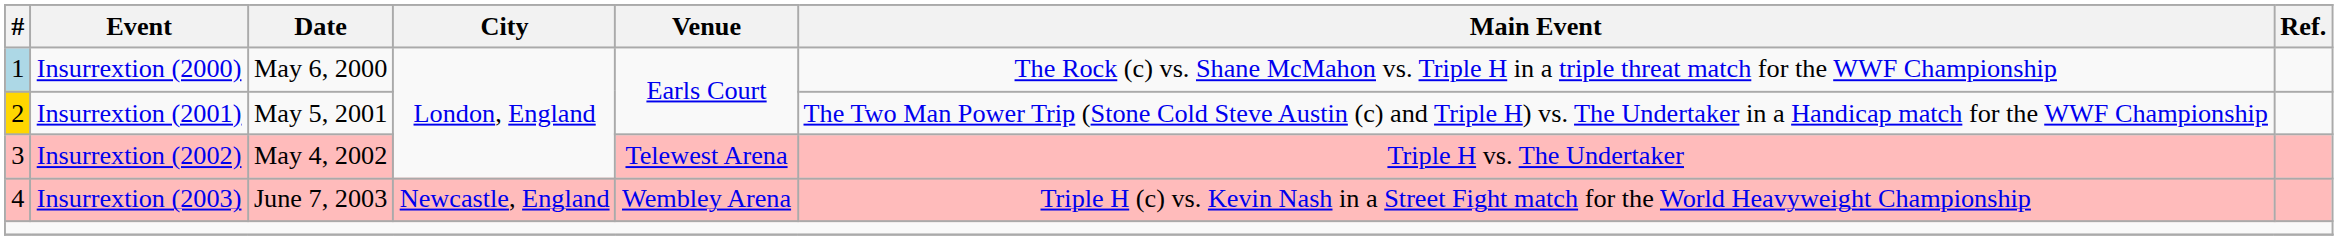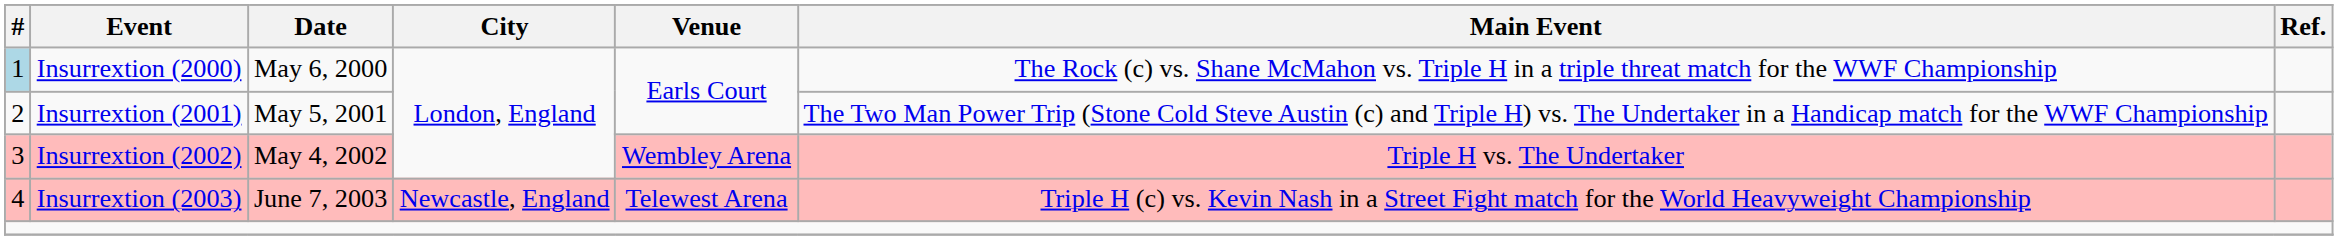(18, 112) gold background -> (18, 112) no background
(707, 155) Telewest Arena -> (707, 155) Wembley Arena
(707, 198) Wembley Arena -> (707, 198) Telewest Arena
